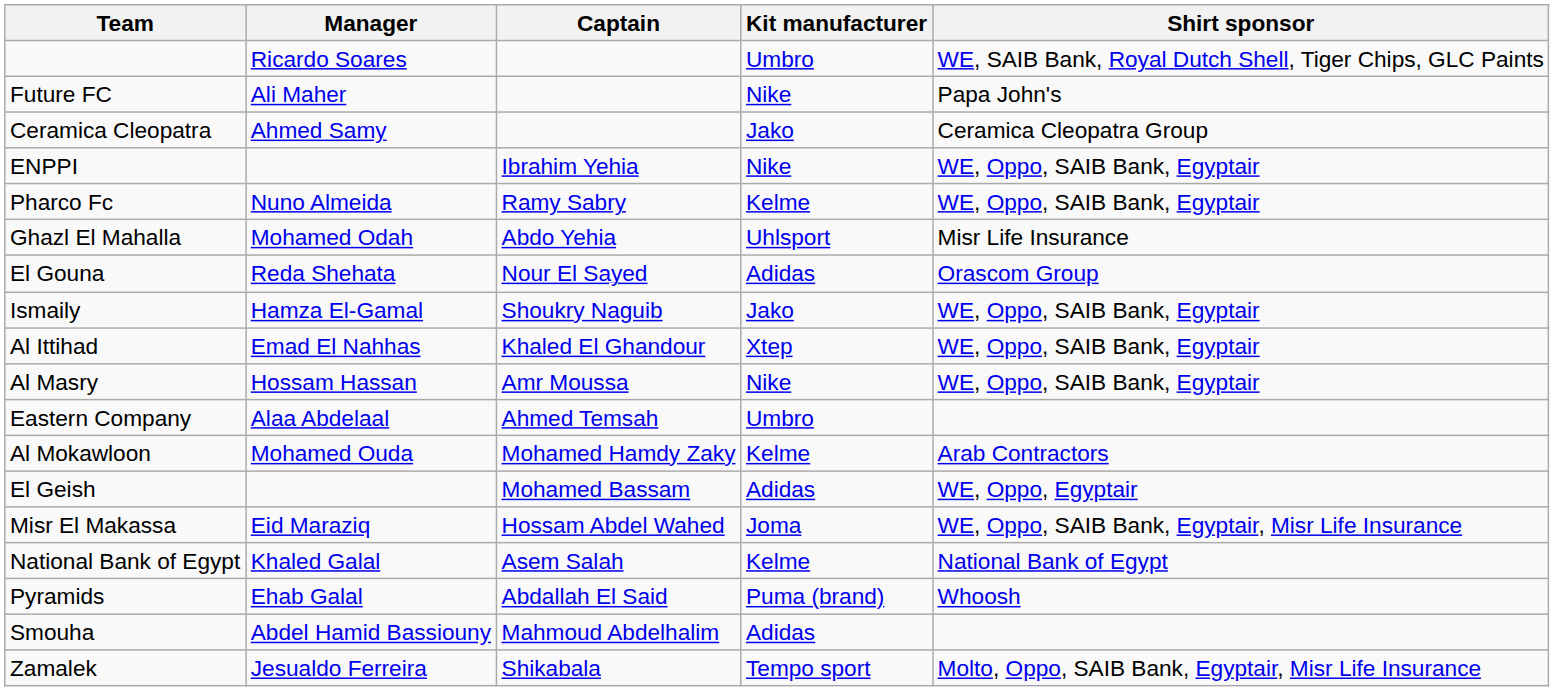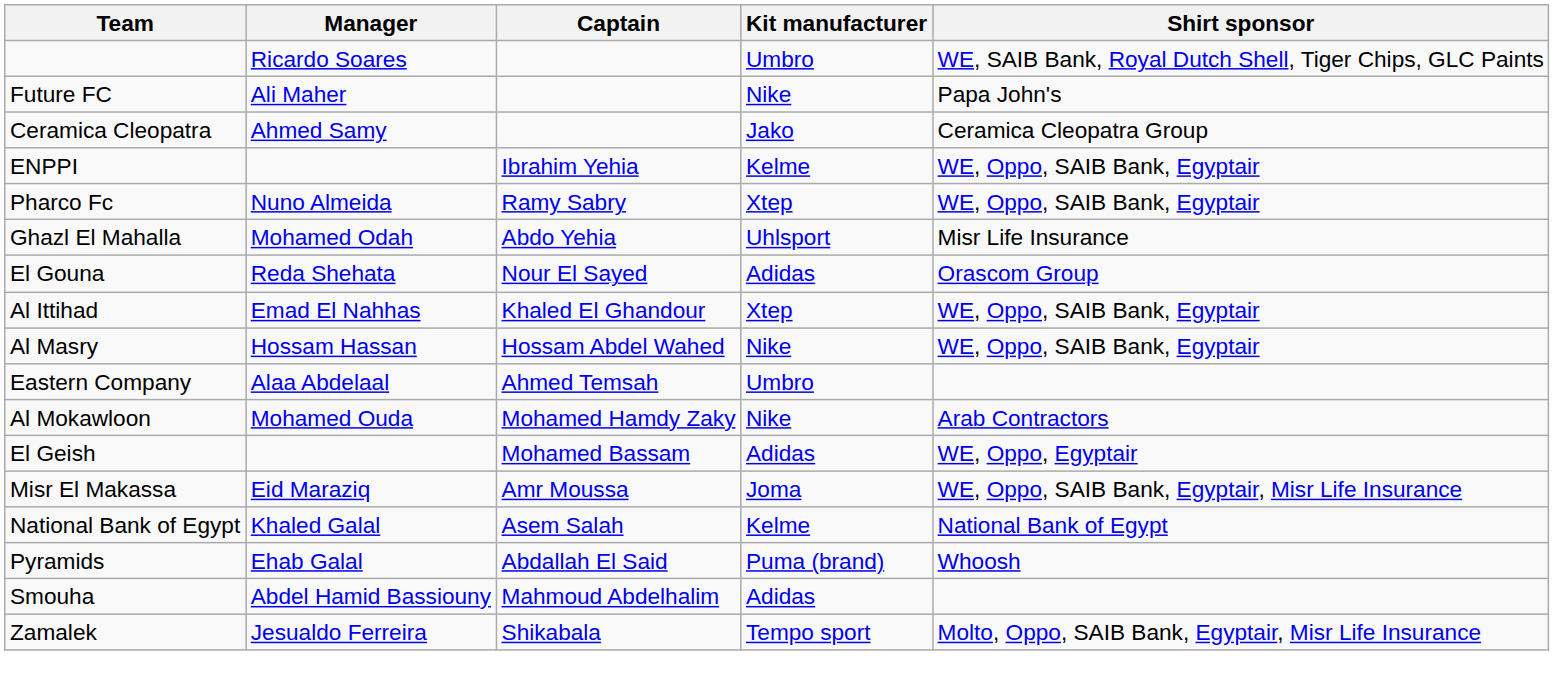(769, 166) Nike -> (778, 166) Kelme
(778, 202) Kelme -> (769, 202) Xtep
- row: (45, 310)
(565, 381) Amr Moussa -> (613, 346) Hossam Abdel Wahed
(778, 453) Kelme -> (769, 417) Nike
(613, 525) Hossam Abdel Wahed -> (565, 489) Amr Moussa
